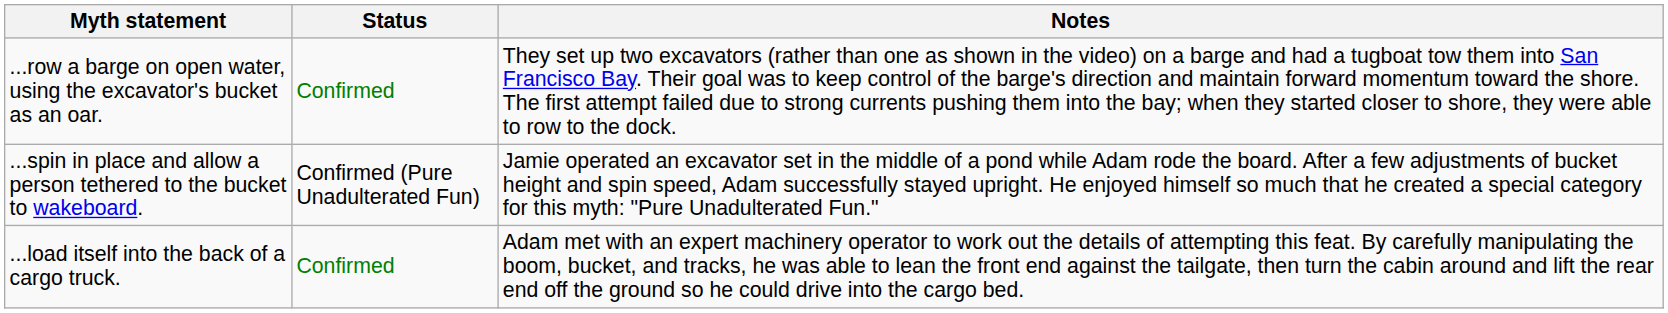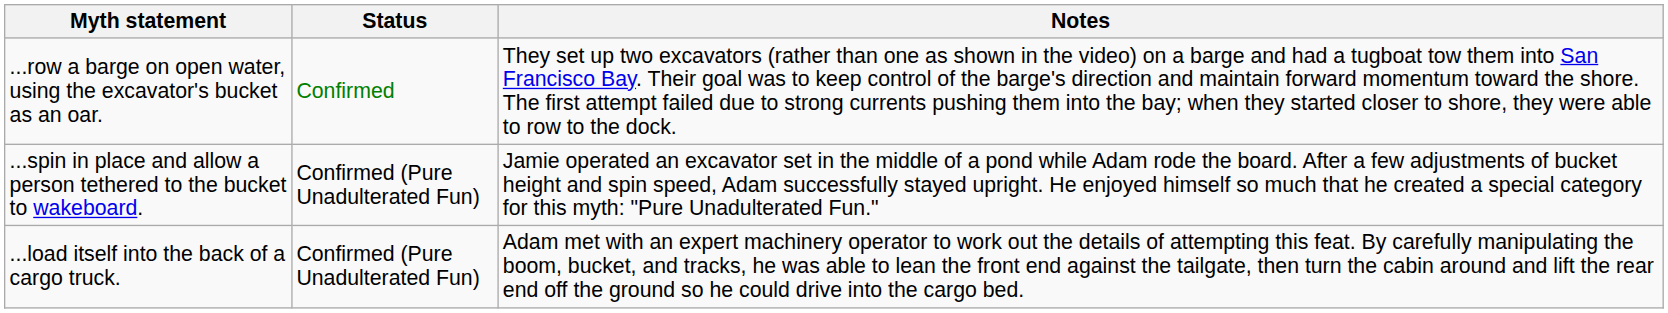(345, 266) Confirmed -> (388, 266) Confirmed (Pure Unadulterated Fun)
